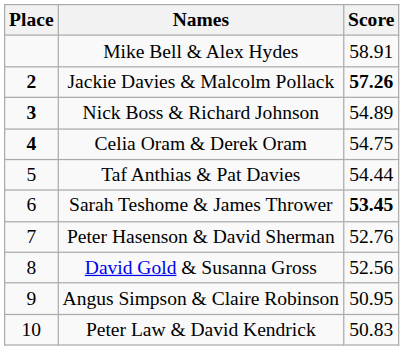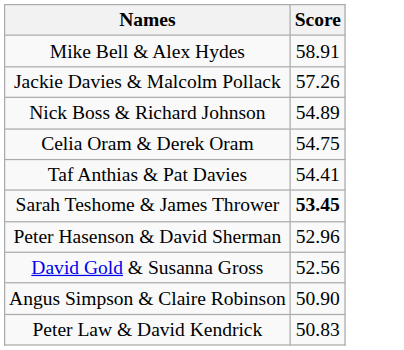- column: (31, 19)
(371, 81) bold -> (318, 81) normal
(371, 174) 54.44 -> (318, 174) 54.41
(371, 236) 52.76 -> (318, 236) 52.96
(371, 298) 50.95 -> (318, 298) 50.90
